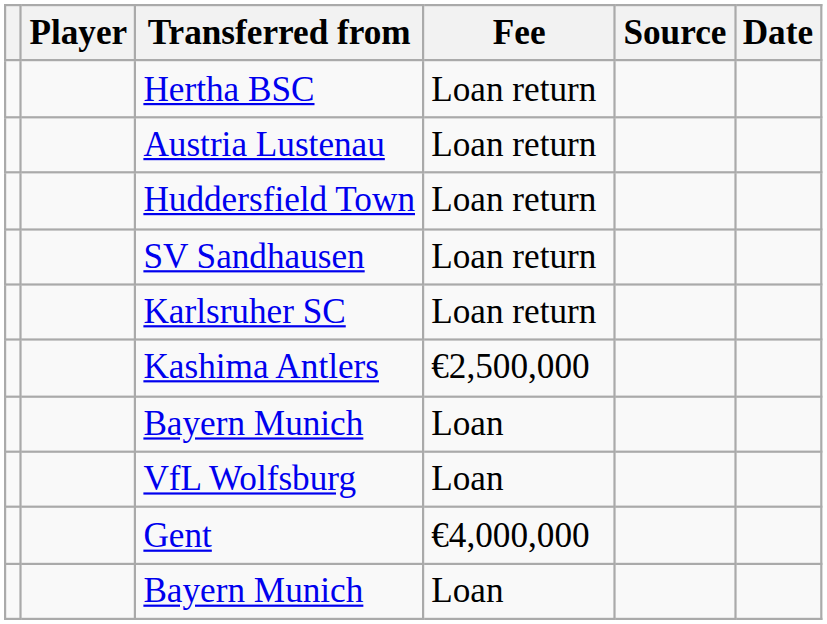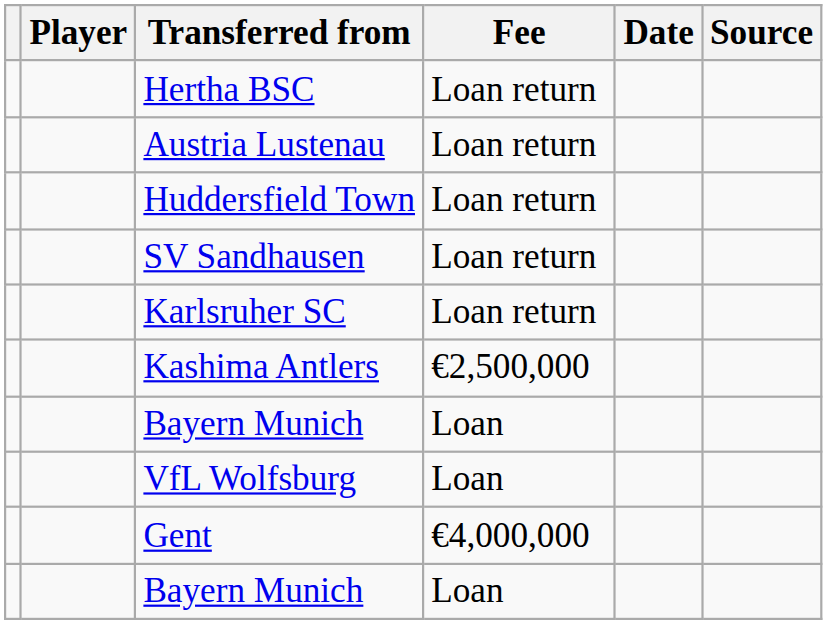columns swapped: (778, 32) <-> (675, 32)
